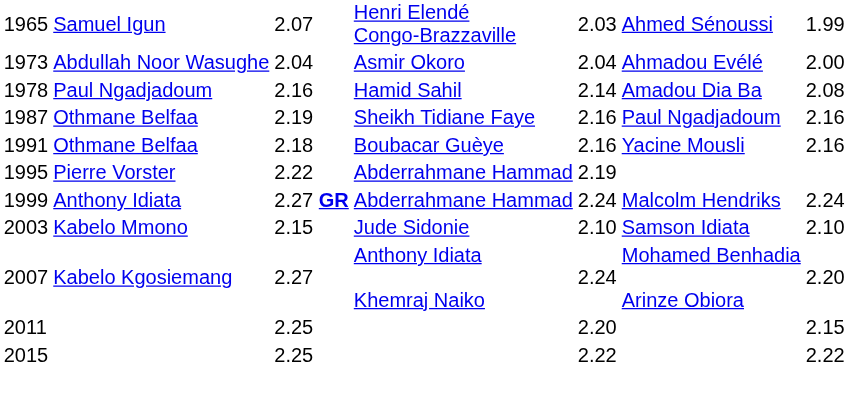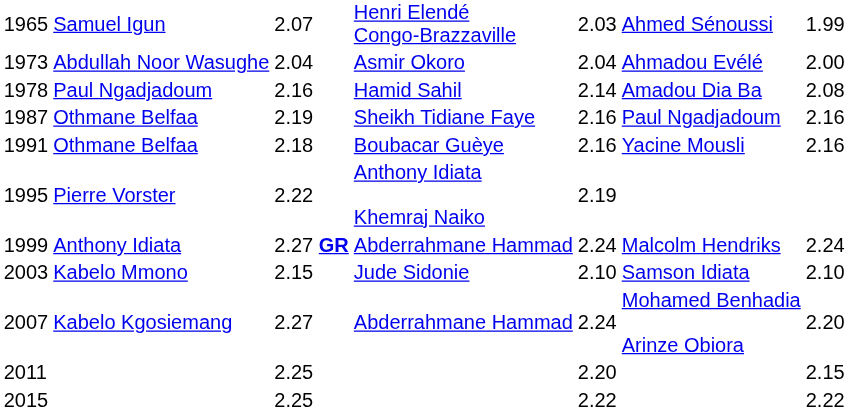(463, 172) Abderrahmane Hammad -> (419, 195) Anthony Idiata Khemraj Naiko
(419, 277) Anthony Idiata Khemraj Naiko -> (463, 322) Abderrahmane Hammad
